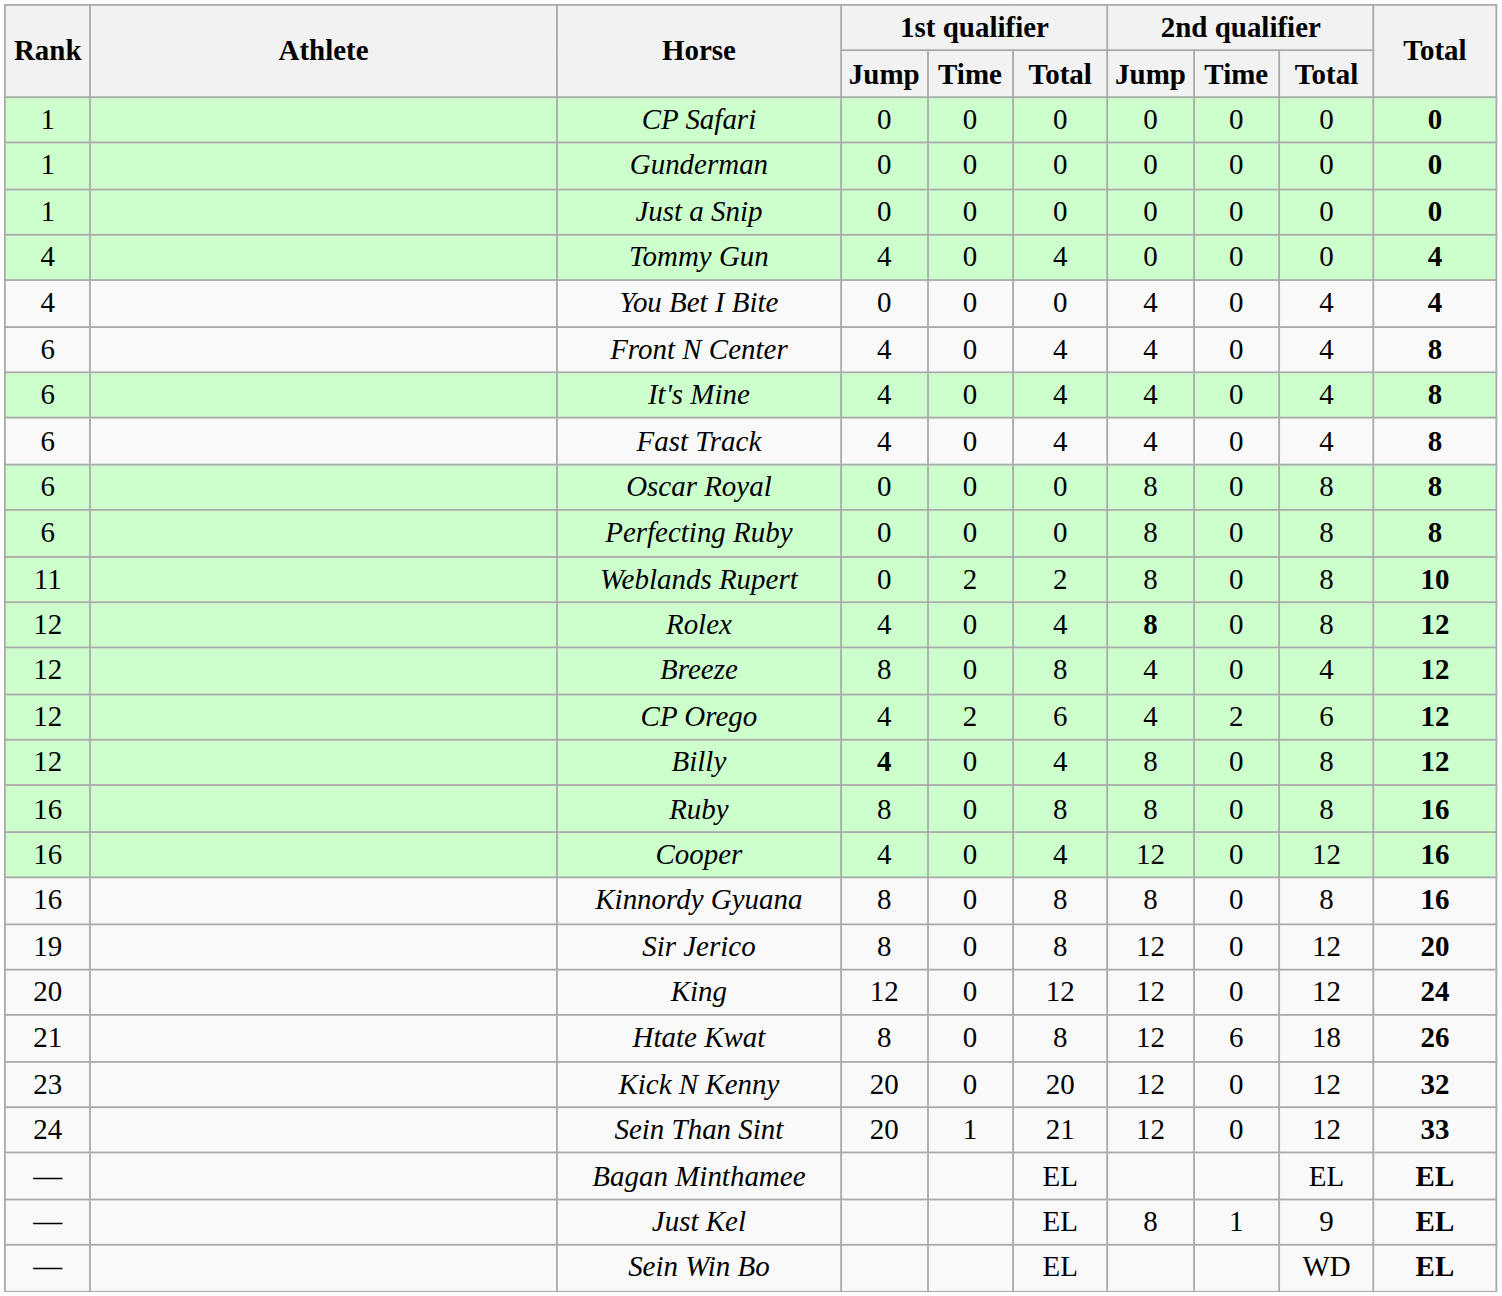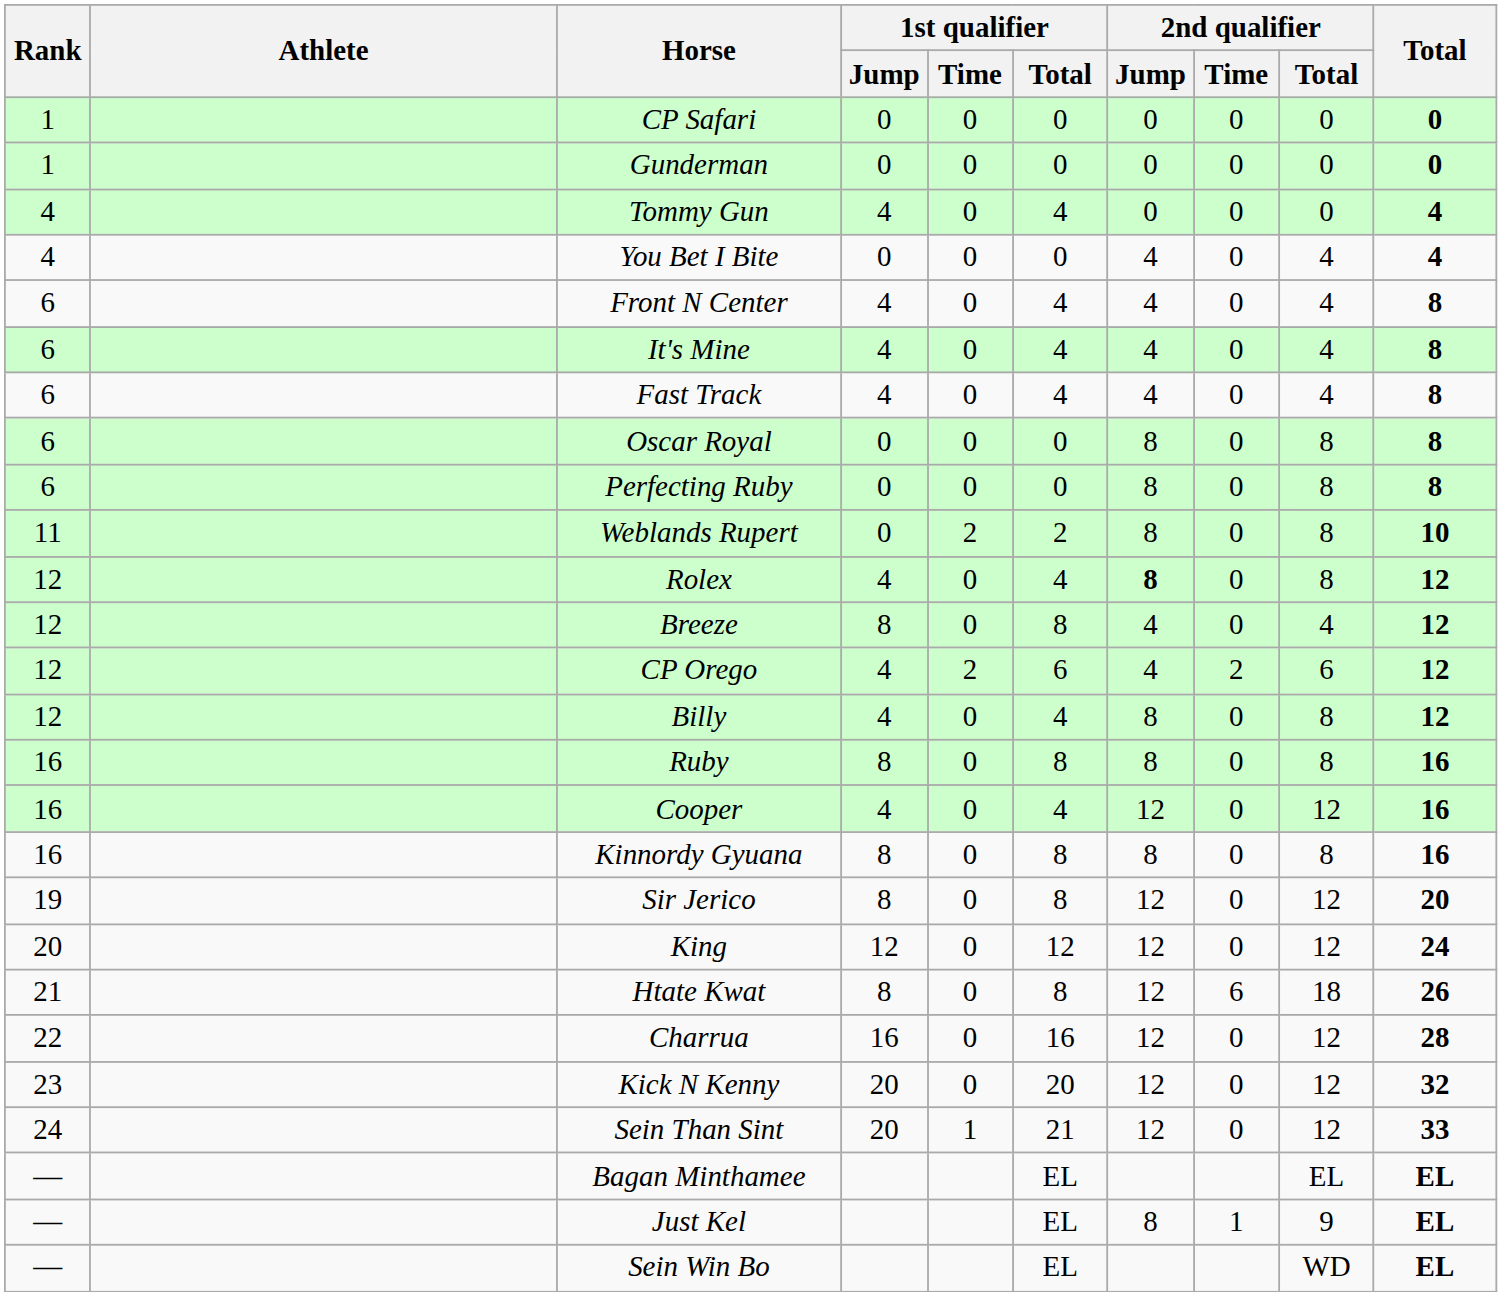- row: (699, 211)
(884, 762) bold -> (884, 716) normal
+ row: (699, 1037)
